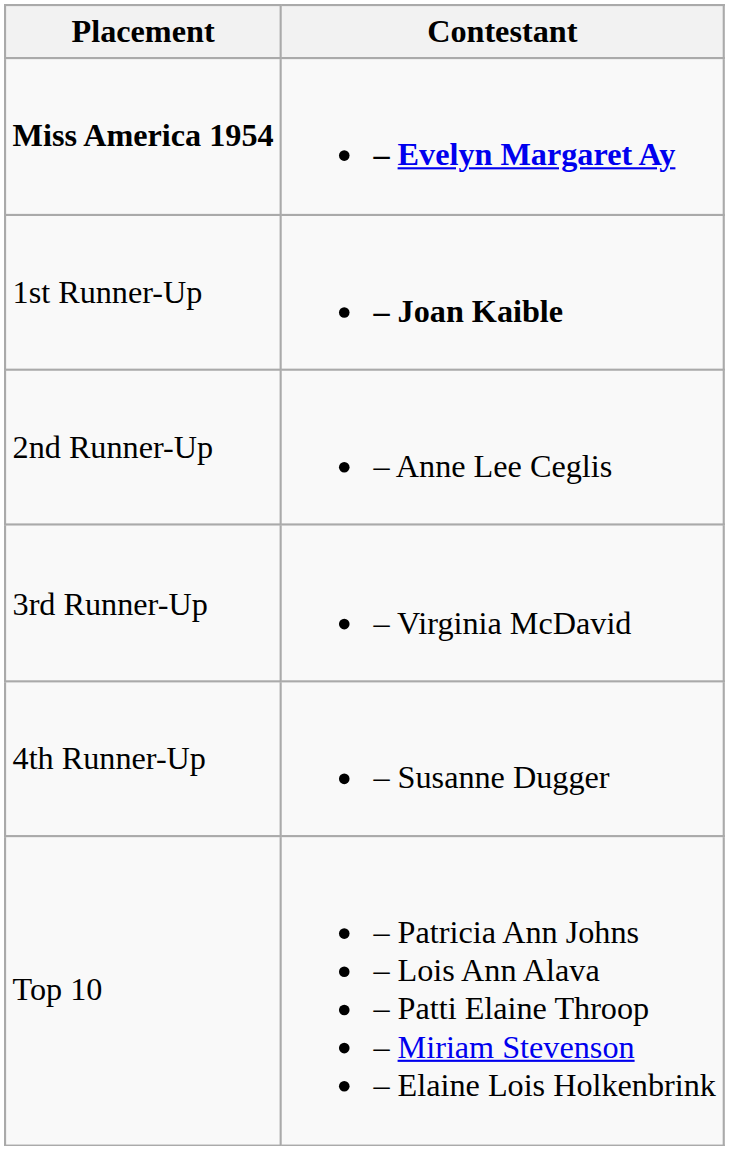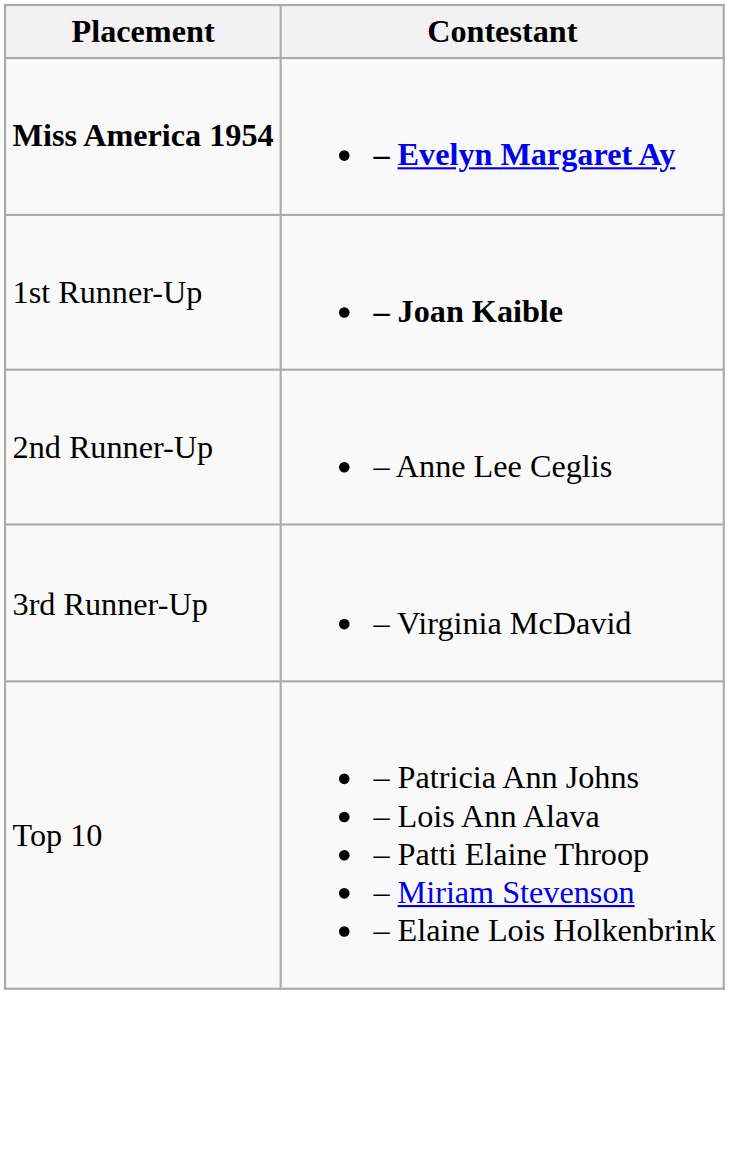- row: (109, 758)
